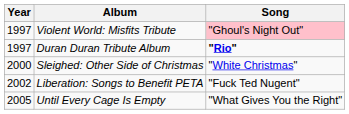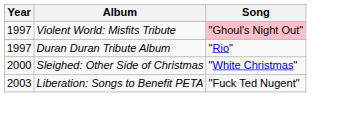(223, 48) bold -> (221, 48) normal
(19, 83) 2002 -> (19, 83) 2003
- row: (101, 100)
